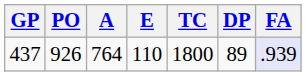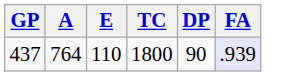- column: (66, 20)
(237, 53) 89 -> (196, 53) 90
